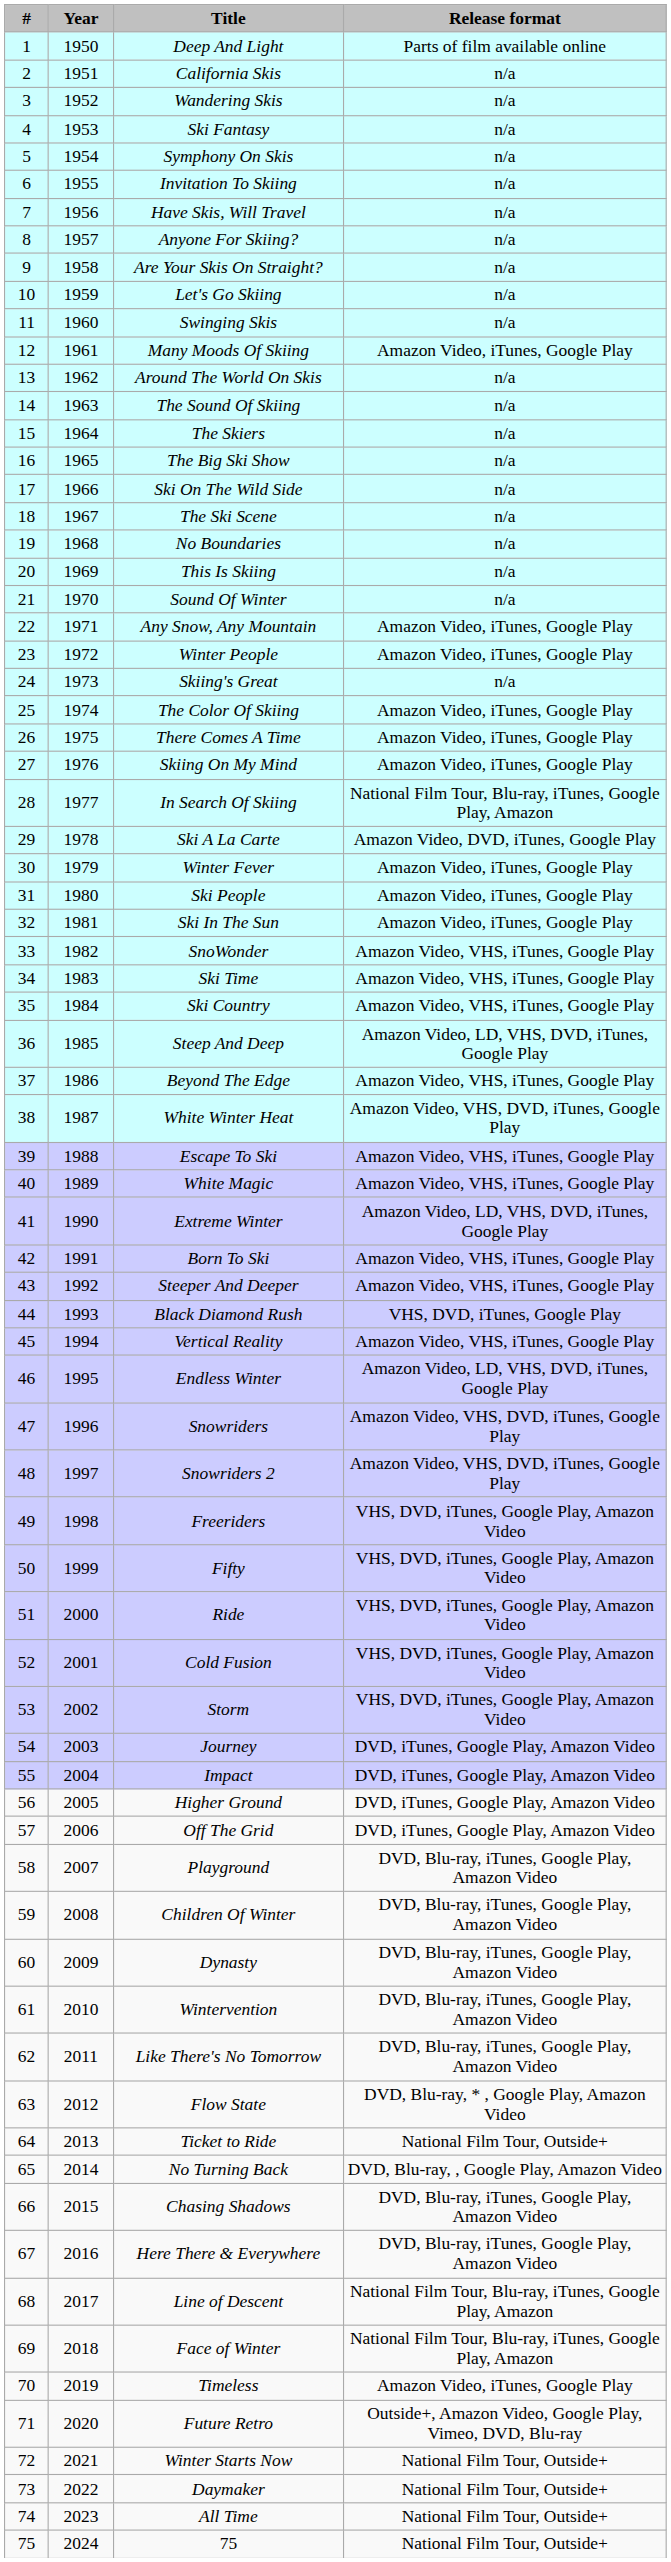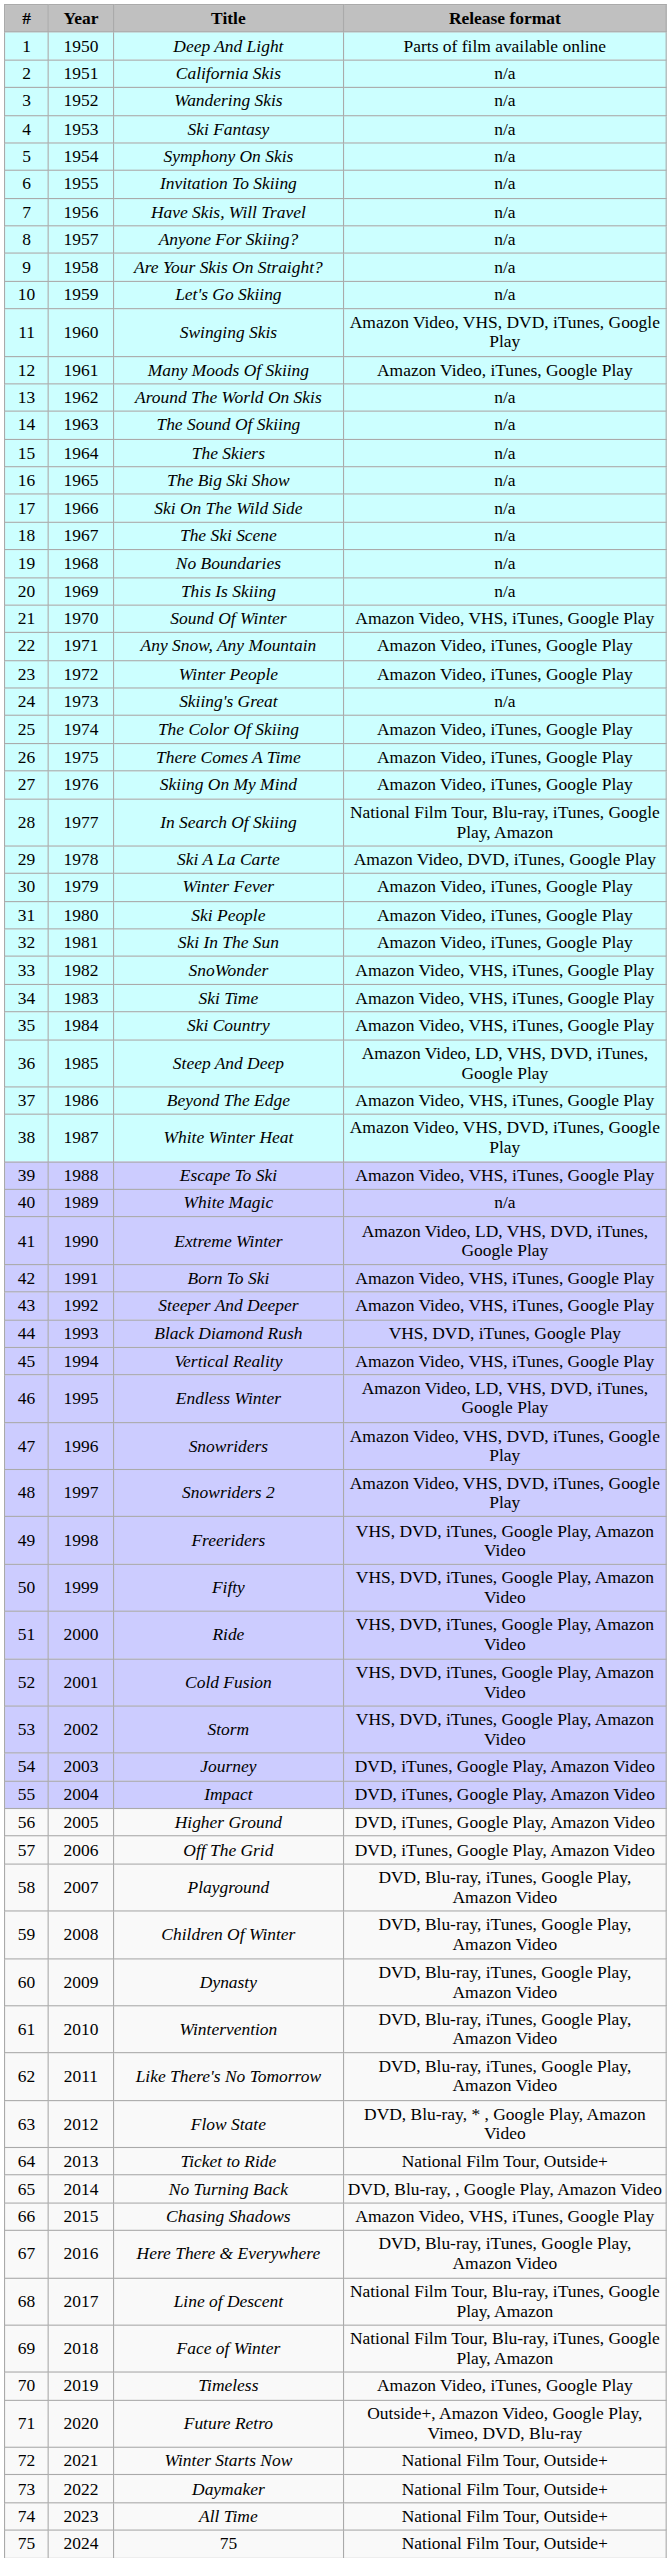(505, 322) n/a -> (505, 332) Amazon Video, VHS, DVD, iTunes, Google Play
(505, 599) n/a -> (505, 618) Amazon Video, VHS, iTunes, Google Play
(505, 1183) Amazon Video, VHS, iTunes, Google Play -> (505, 1203) n/a
(505, 2206) DVD, Blu-ray, iTunes, Google Play, Amazon Video -> (505, 2216) Amazon Video, VHS, iTunes, Google Play
